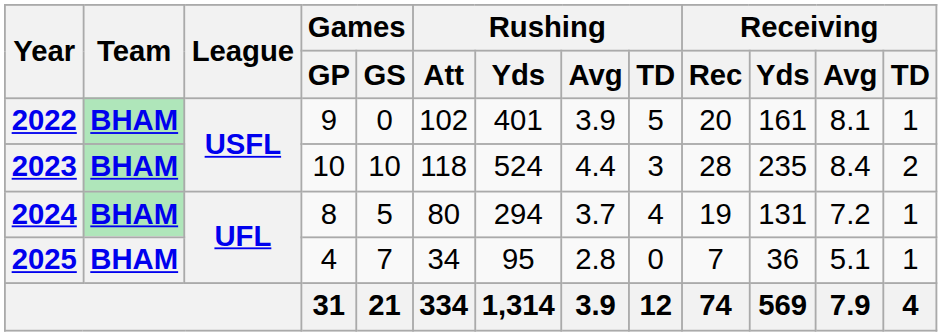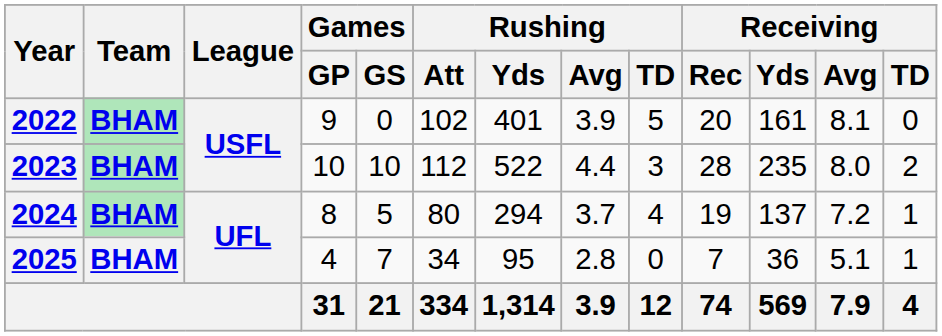(910, 120) 1 -> (910, 120) 0
(444, 167) 118 -> (444, 167) 112
(518, 167) 524 -> (518, 167) 522
(850, 167) 8.4 -> (850, 167) 8.0
(783, 213) 131 -> (783, 213) 137
